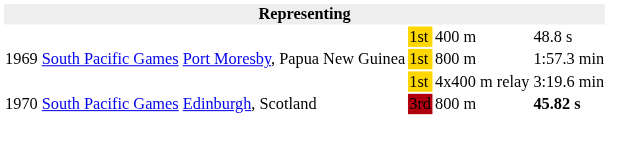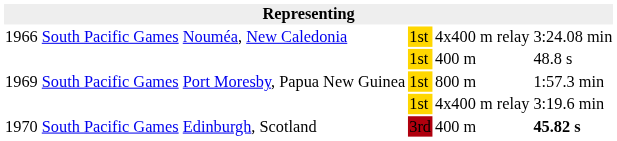+ row: (21, 36)
(456, 103) 800 m -> (456, 126) 400 m
